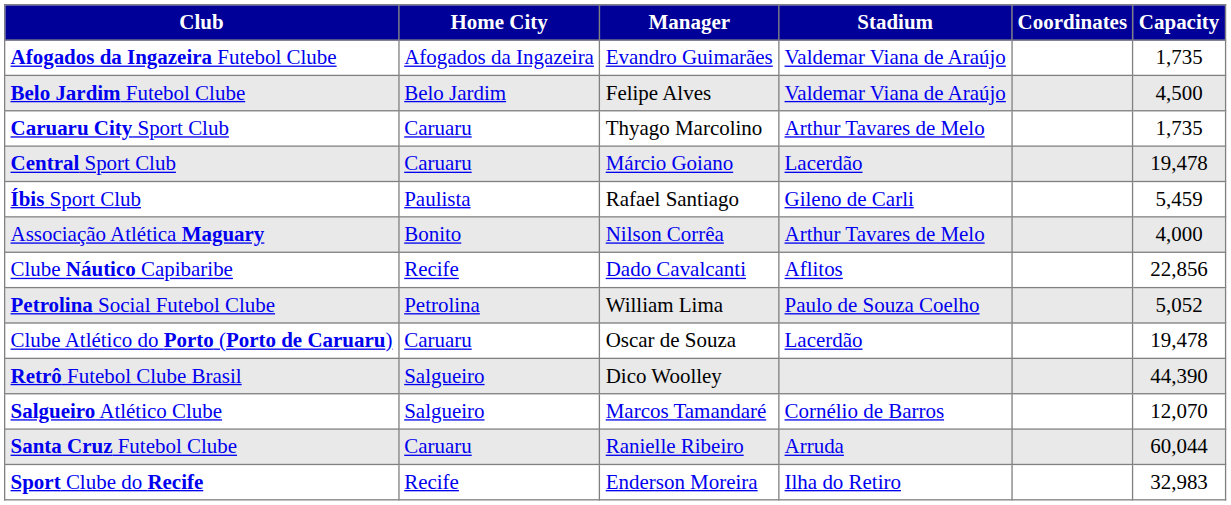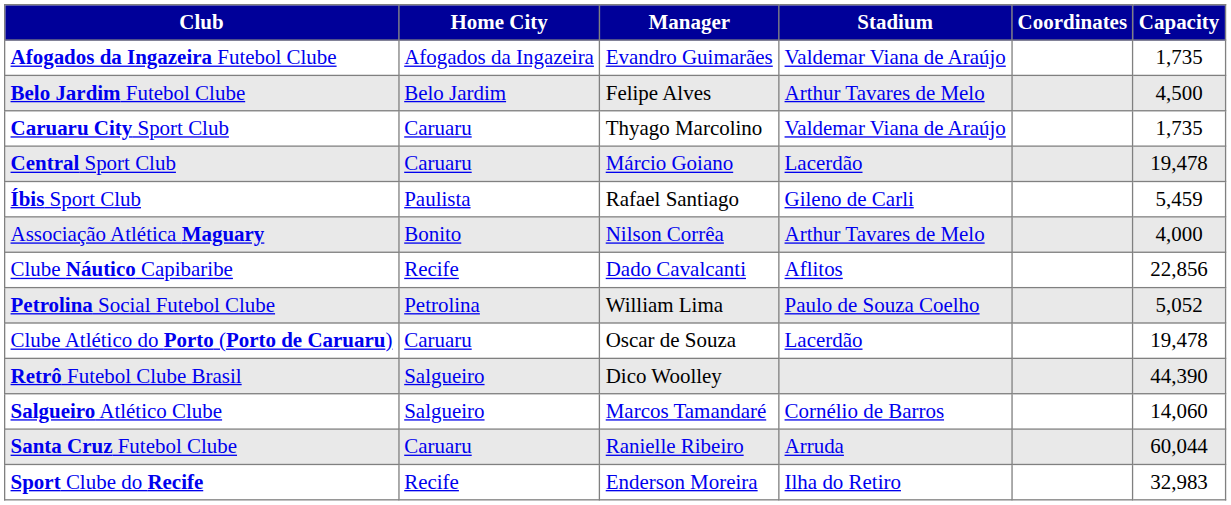(895, 92) Valdemar Viana de Araújo -> (885, 92) Arthur Tavares de Melo
(885, 128) Arthur Tavares de Melo -> (895, 128) Valdemar Viana de Araújo
(1179, 411) 12,070 -> (1179, 411) 14,060
